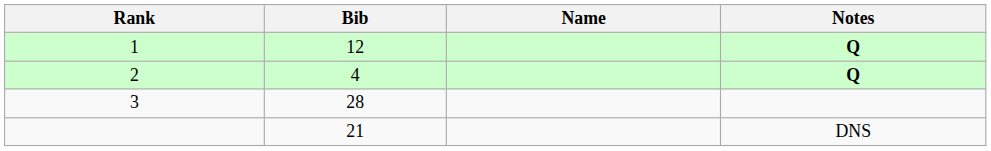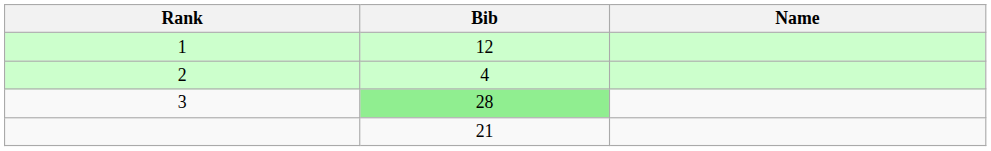- column: (853, 18)
(355, 103) no background -> (485, 103) lightgreen background
